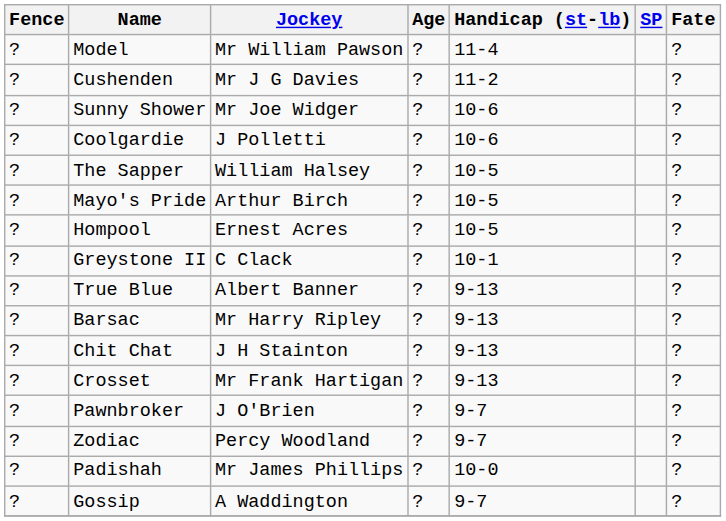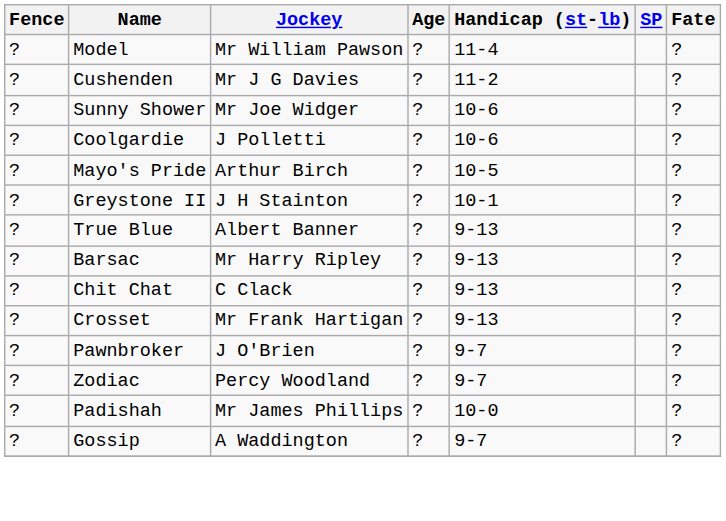- row: (129, 170)
- row: (112, 230)
(254, 260) C Clack -> (281, 200) J H Stainton
(281, 351) J H Stainton -> (254, 291) C Clack
